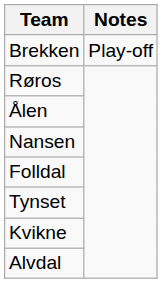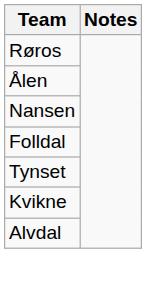- row: (44, 50)
